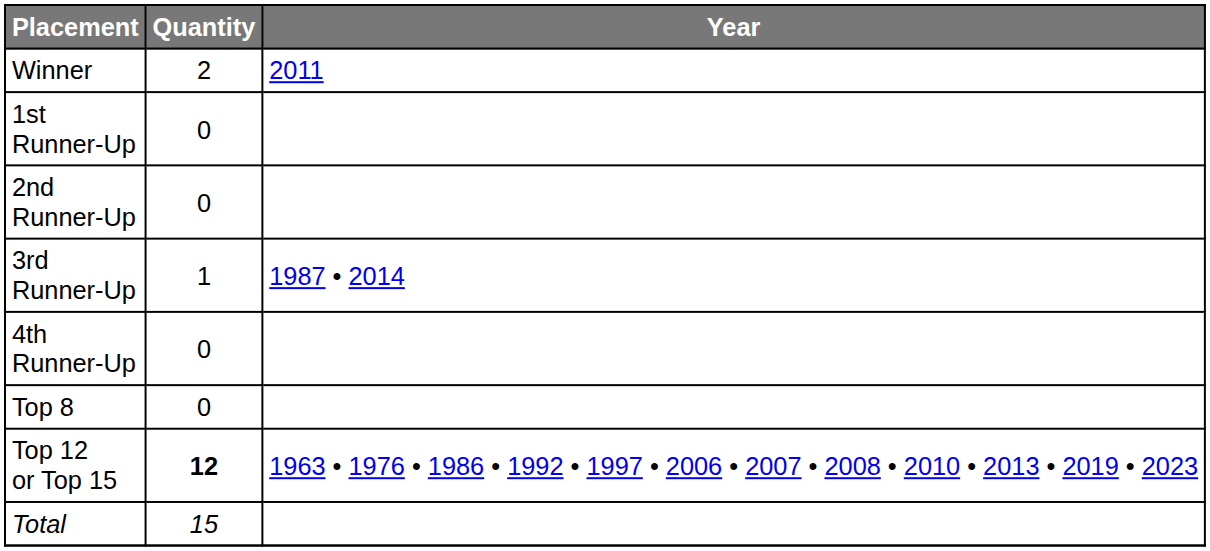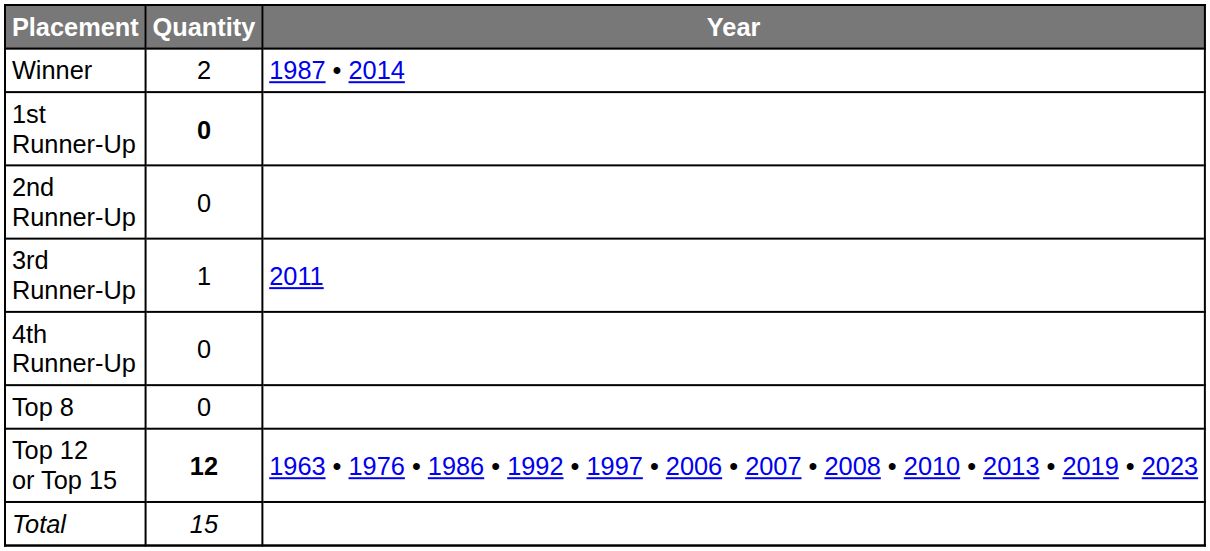(296, 70) 2011 -> (337, 70) 1987 • 2014
(204, 129) normal -> (204, 129) bold
(337, 275) 1987 • 2014 -> (296, 275) 2011
